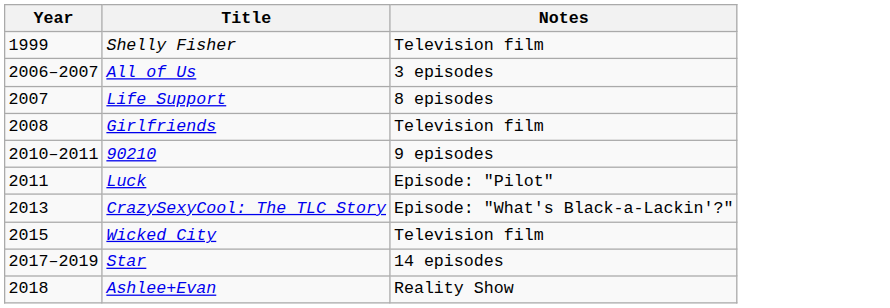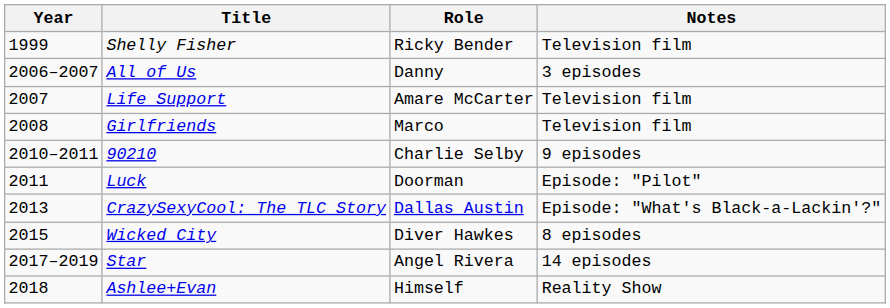+ column: (464, 18)
(444, 100) 8 episodes -> (617, 100) Television film
(469, 235) Television film -> (592, 235) 8 episodes
